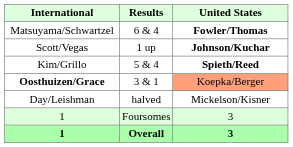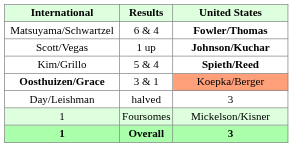(230, 99) Mickelson/Kisner -> (230, 99) 3
(230, 116) 3 -> (230, 116) Mickelson/Kisner
